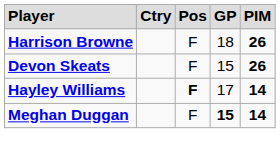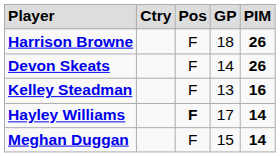(225, 66) 15 -> (225, 66) 14
+ row: (70, 90)
(225, 115) bold -> (225, 139) normal
